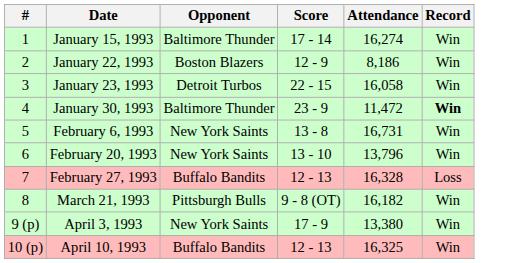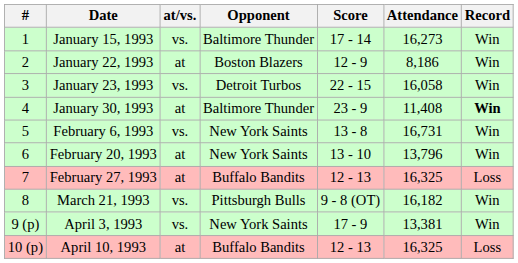+ column: (180, 16)
(383, 39) 16,274 -> (422, 39) 16,273
(383, 108) 11,472 -> (422, 108) 11,408
(383, 177) 16,328 -> (422, 177) 16,325
(383, 223) 13,380 -> (422, 223) 13,381
(448, 246) Win -> (487, 246) Loss
